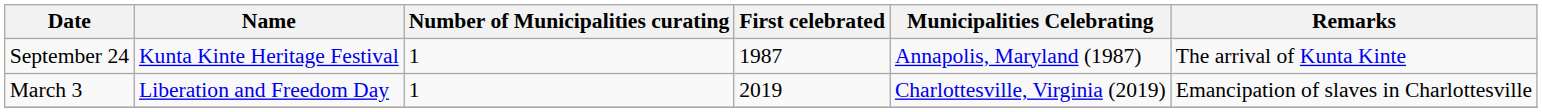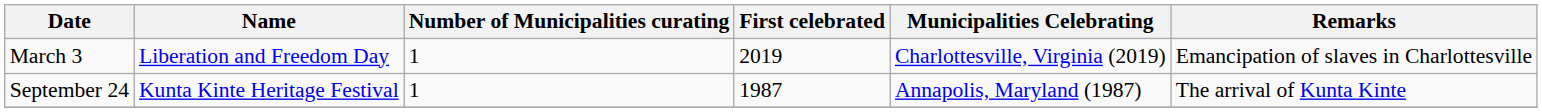rows swapped: (46, 90) <-> (69, 55)
